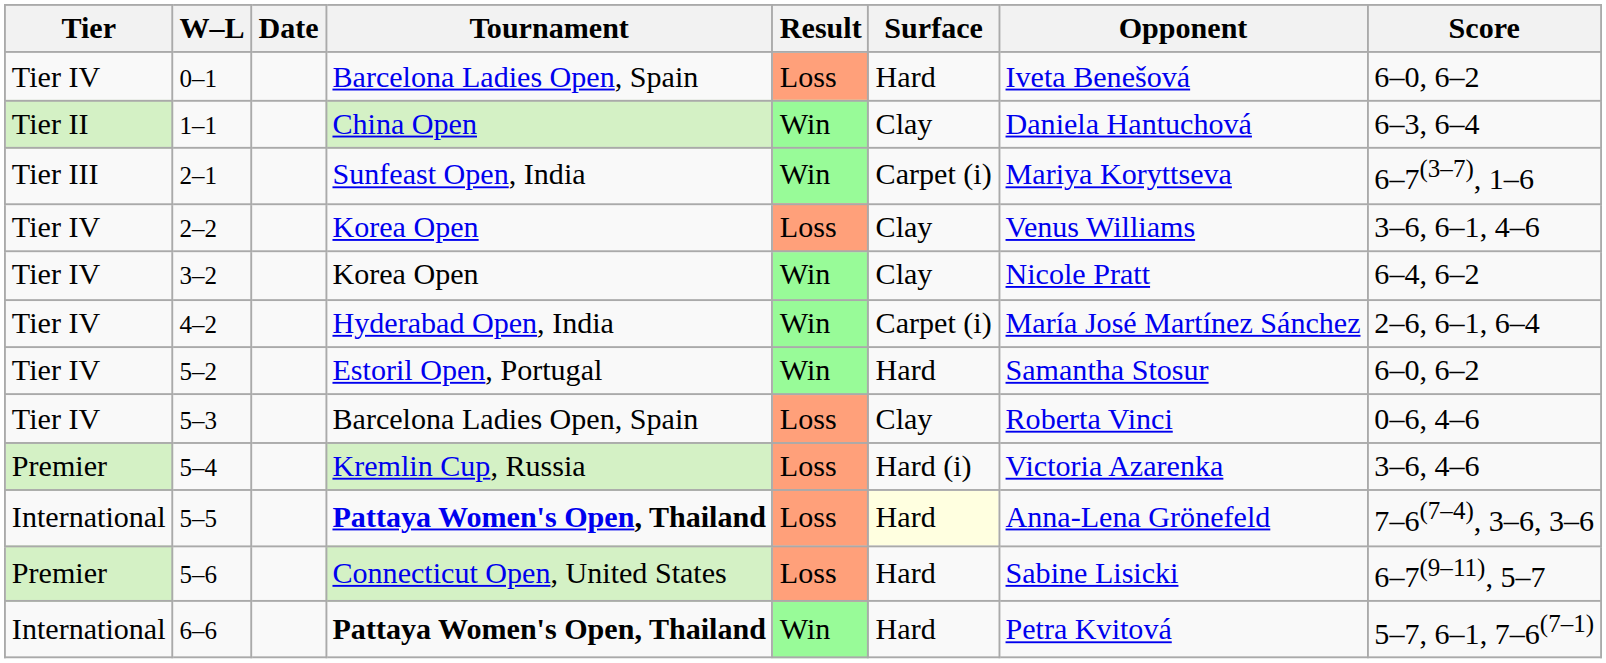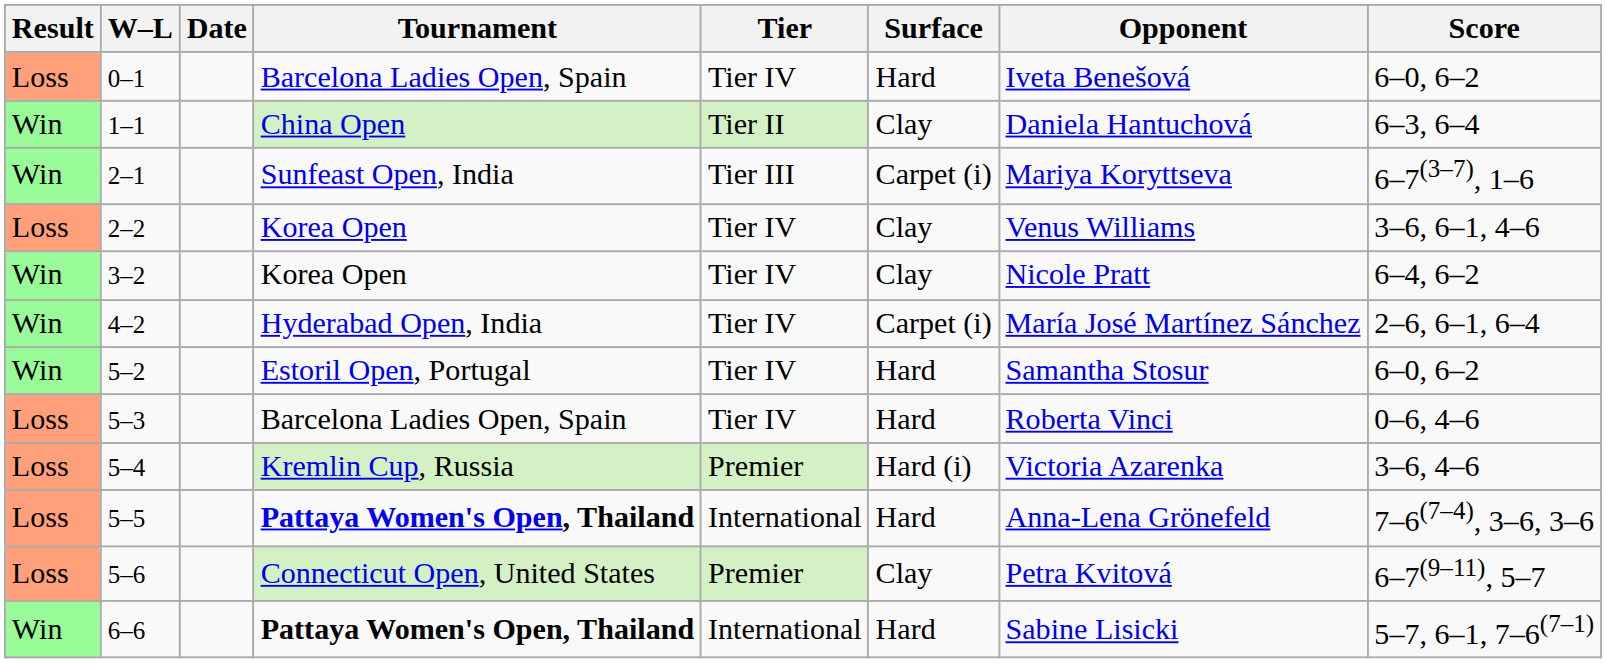columns swapped: (821, 28) <-> (89, 28)
(904, 418) Clay -> (906, 418) Hard
(906, 517) lightyellow background -> (906, 517) no background
(906, 573) Hard -> (904, 573) Clay
(1092, 573) Sabine Lisicki -> (1089, 573) Petra Kvitová
(1089, 629) Petra Kvitová -> (1092, 629) Sabine Lisicki
